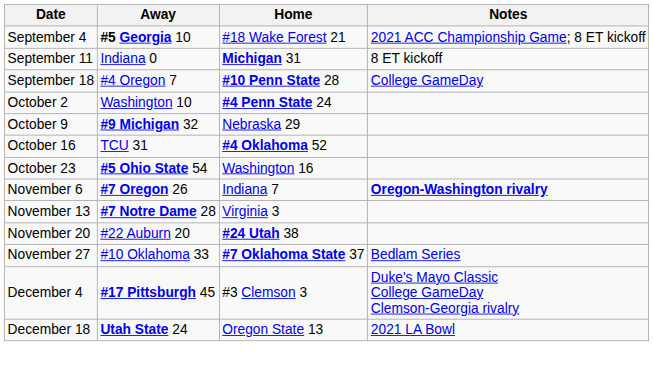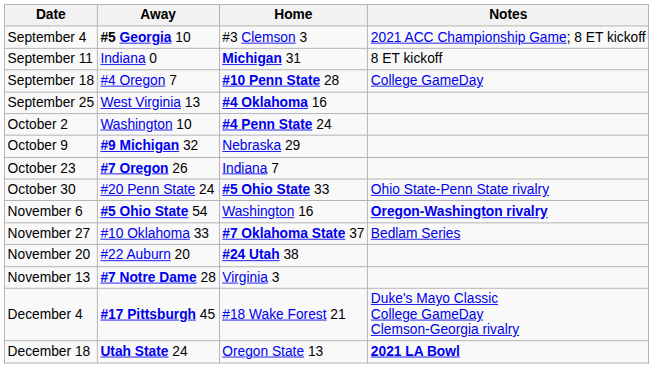(284, 37) #18 Wake Forest 21 -> (265, 37) #3 Clemson 3
+ row: (51, 102)
- row: (42, 146)
(154, 168) #5 Ohio State 54 -> (144, 168) #7 Oregon 26
(268, 168) Washington 16 -> (251, 168) Indiana 7
+ row: (42, 189)
(144, 189) #7 Oregon 26 -> (154, 211) #5 Ohio State 54
(251, 189) Indiana 7 -> (268, 211) Washington 16
rows swapped: (49, 211) <-> (49, 255)
(265, 292) #3 Clemson 3 -> (284, 314) #18 Wake Forest 21
(413, 330) normal -> (415, 351) bold
